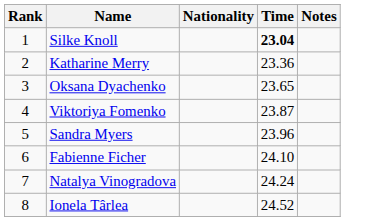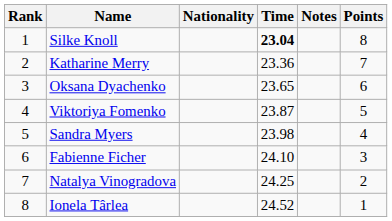+ column: (363, 16)
(278, 134) 23.96 -> (278, 134) 23.98
(278, 181) 24.24 -> (278, 181) 24.25
